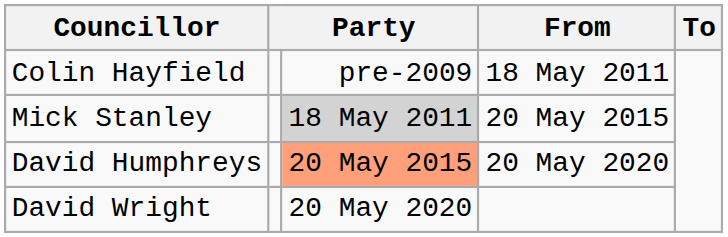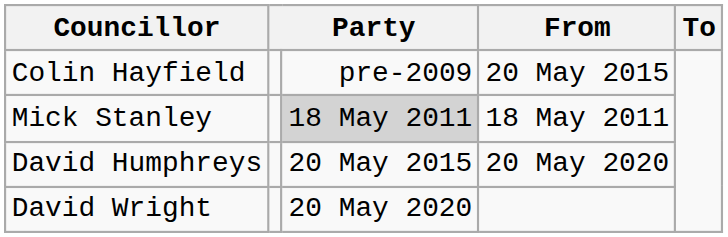(577, 73) 18 May 2011 -> (577, 73) 20 May 2015
(577, 118) 20 May 2015 -> (577, 118) 18 May 2011
(380, 164) lightsalmon background -> (380, 164) no background
